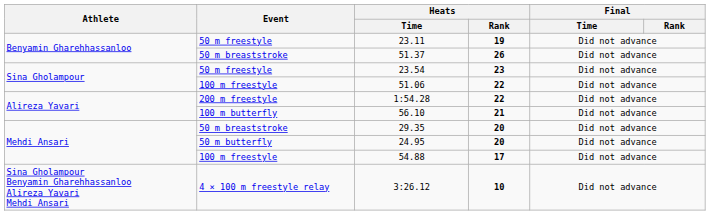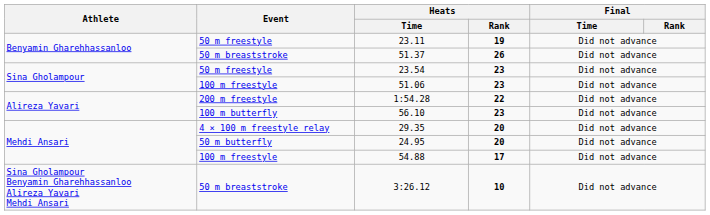(499, 84) 22 -> (499, 84) 23
(499, 113) 21 -> (499, 113) 23
(243, 128) 50 m breaststroke -> (264, 128) 4 × 100 m freestyle relay
(264, 187) 4 × 100 m freestyle relay -> (243, 187) 50 m breaststroke
